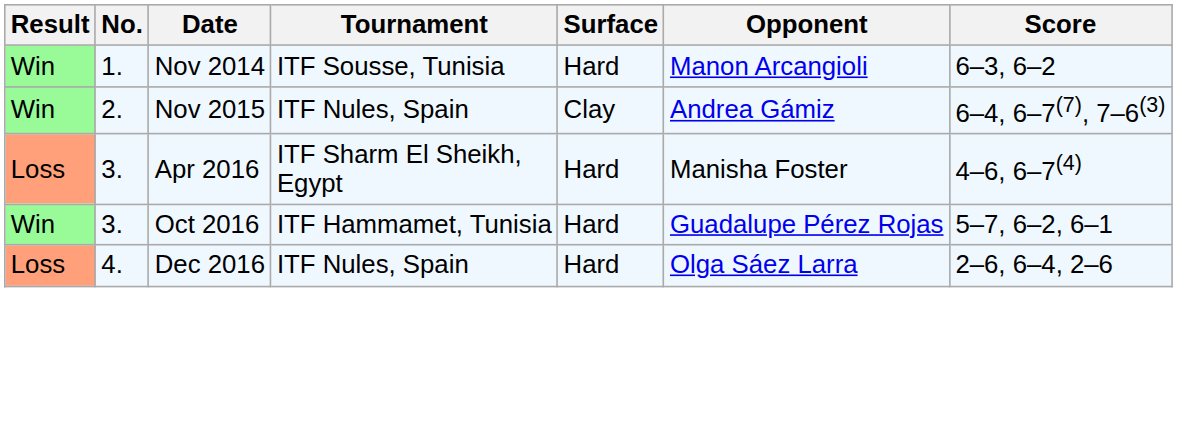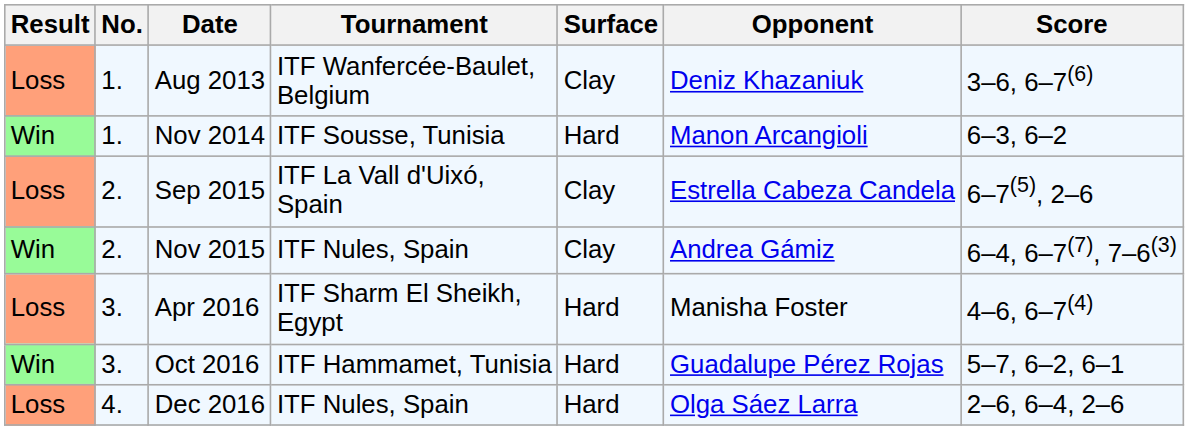+ row: (210, 80)
+ row: (210, 190)
